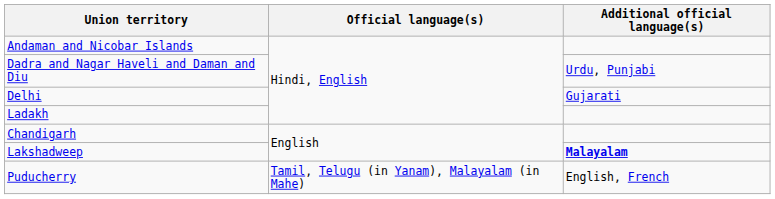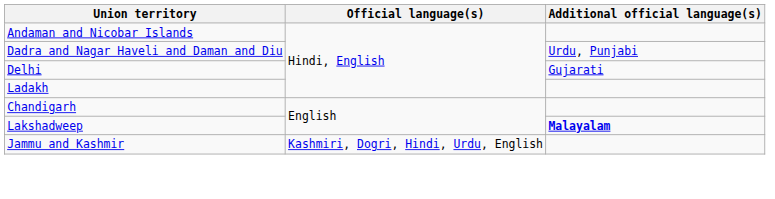+ row: (66, 144)
- row: (42, 177)
